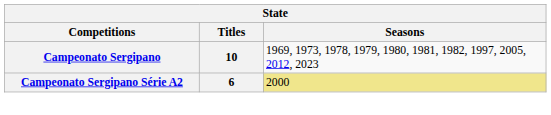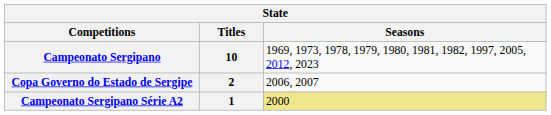+ row: (102, 82)
(231, 82) 6 -> (231, 100) 1
